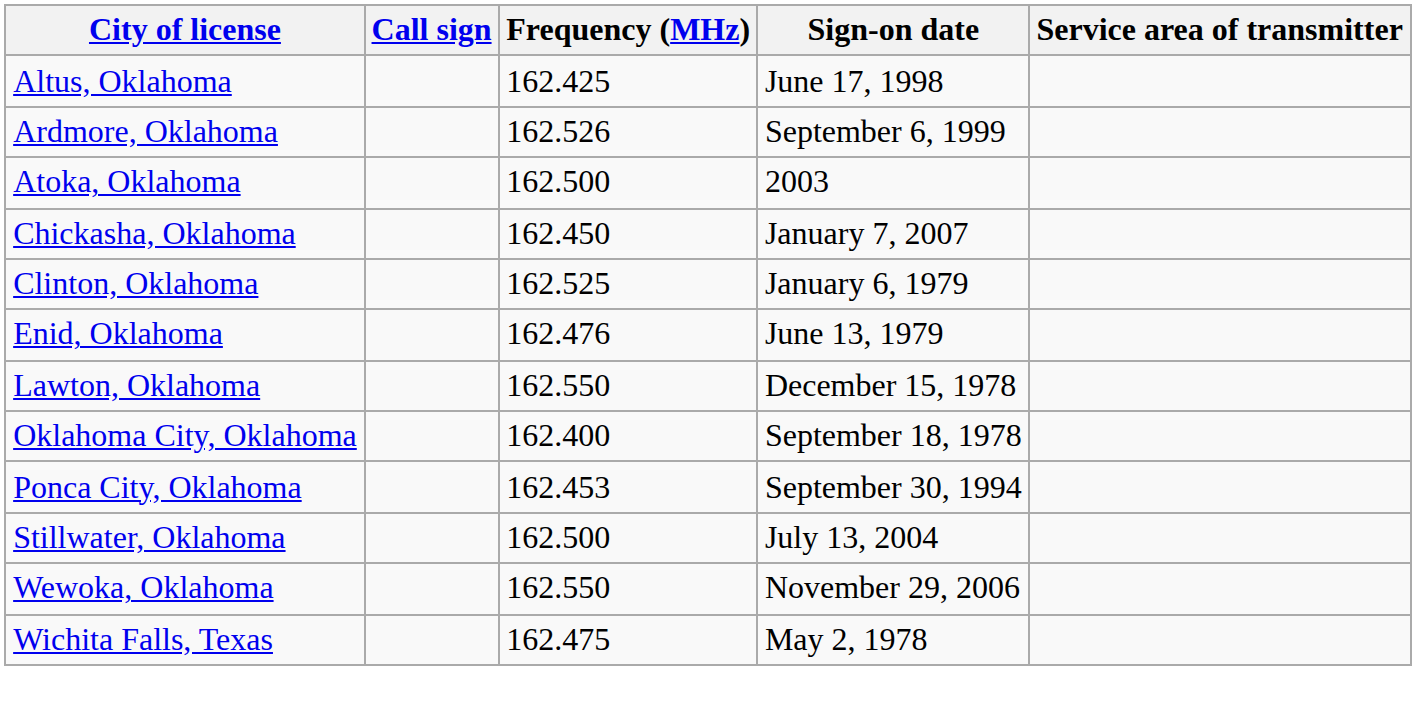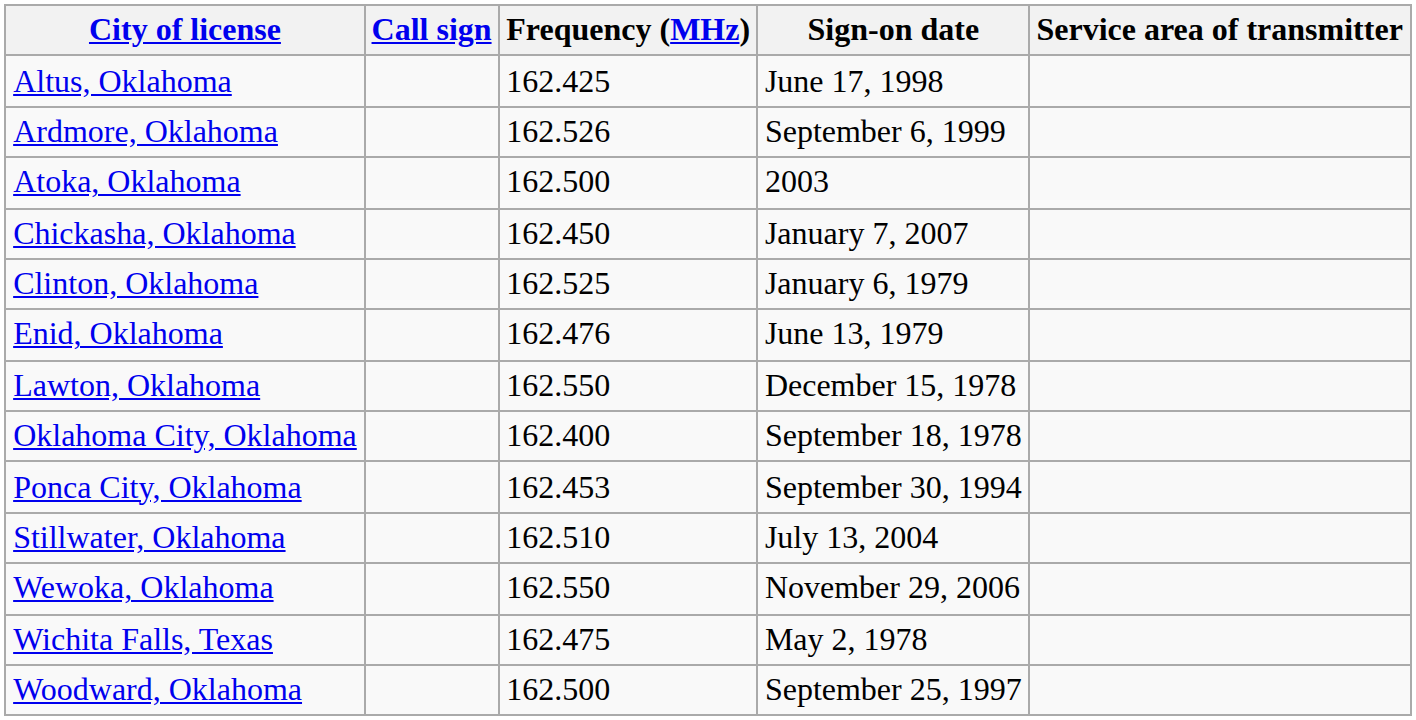(558, 537) 162.500 -> (558, 537) 162.510
+ row: (158, 689)
